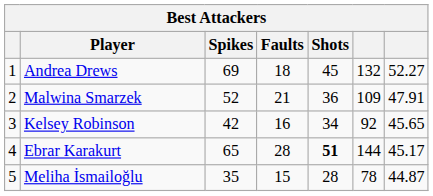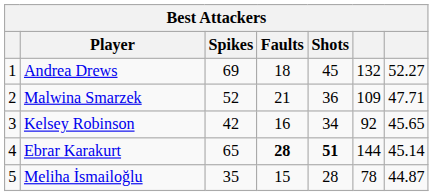(406, 97) 47.91 -> (406, 97) 47.71
(282, 151) normal -> (282, 151) bold
(406, 151) 45.17 -> (406, 151) 45.14
